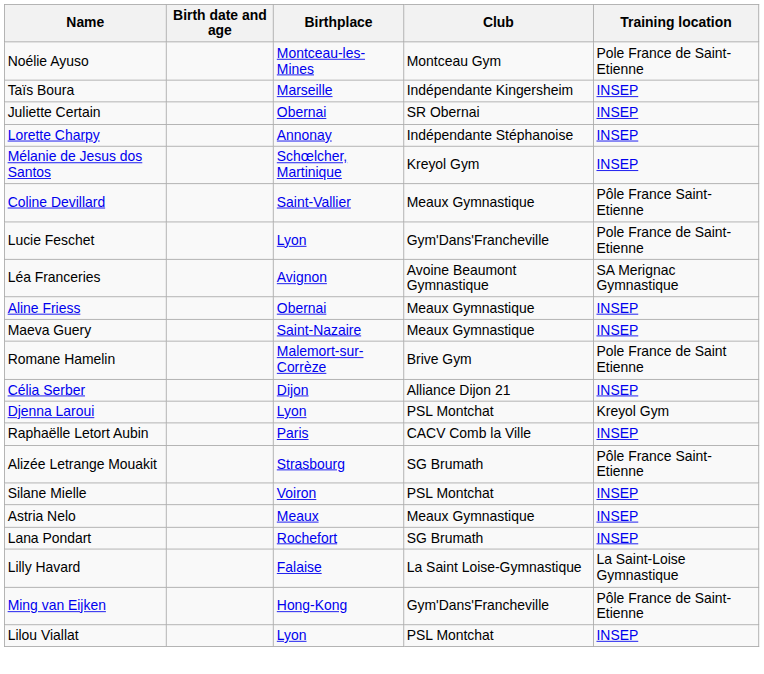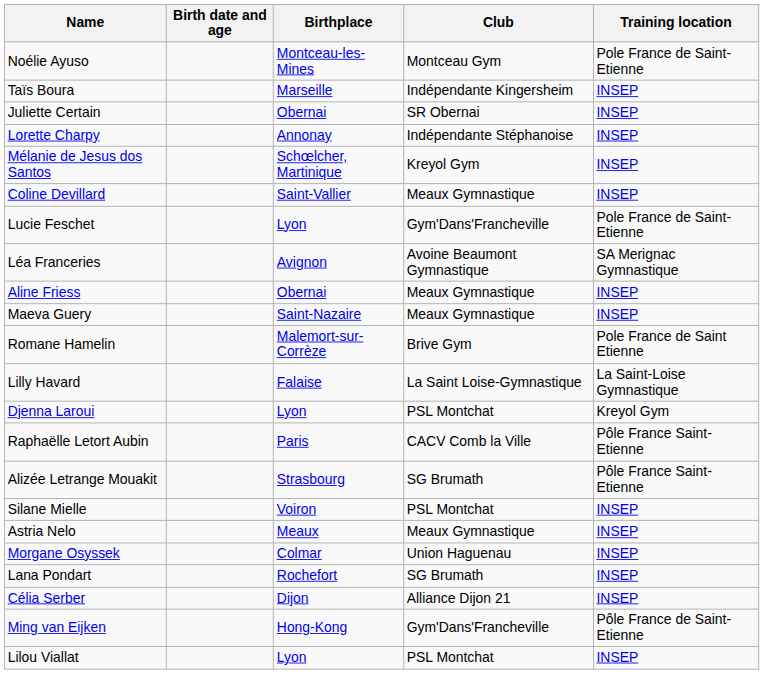(654, 202) Pôle France Saint-Etienne -> (617, 194) INSEP
rows swapped: (44, 568) <-> (46, 390)
(617, 434) INSEP -> (654, 442) Pôle France Saint-Etienne
+ row: (64, 553)
